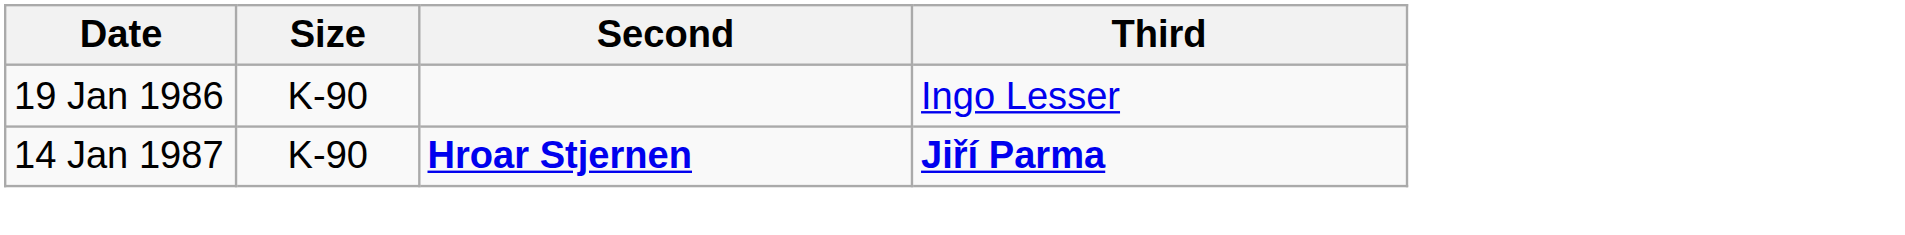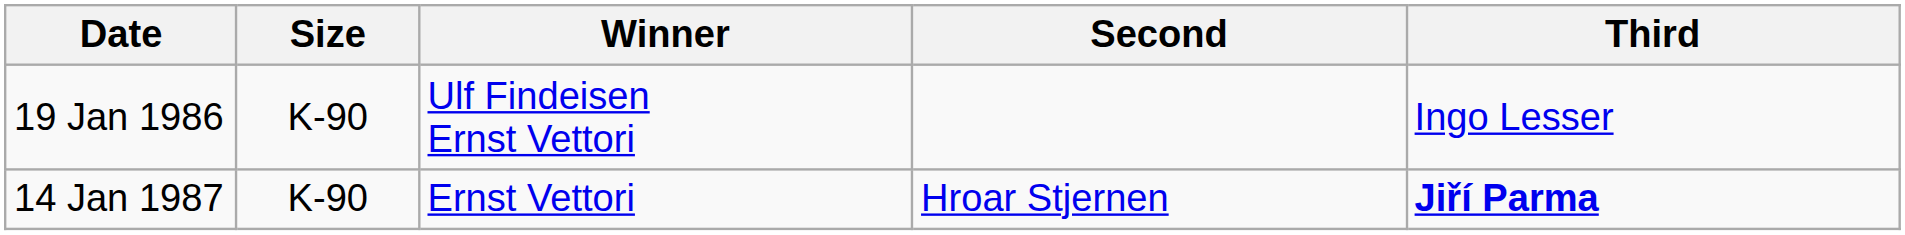+ column: (665, 34)
(560, 155) bold -> (1045, 198) normal
